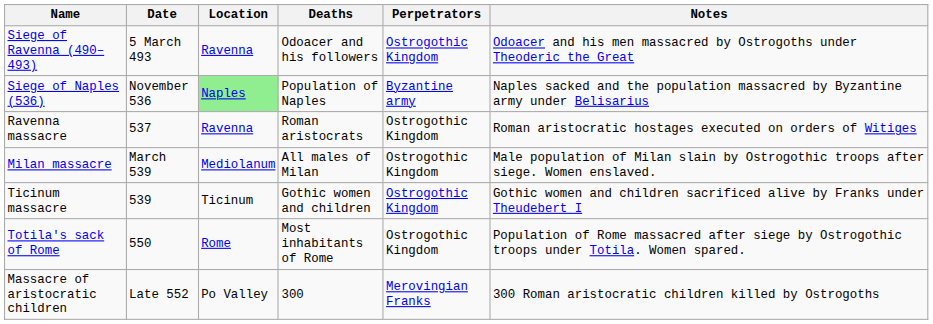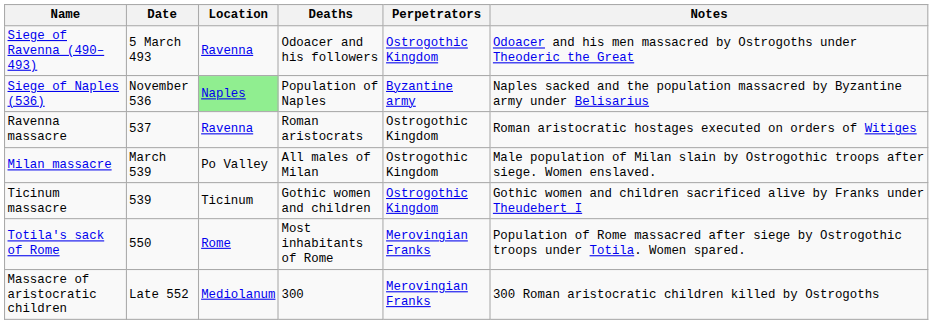(238, 165) Mediolanum -> (235, 165) Po Valley
(427, 244) Ostrogothic Kingdom -> (427, 244) Merovingian Franks
(235, 294) Po Valley -> (238, 294) Mediolanum
